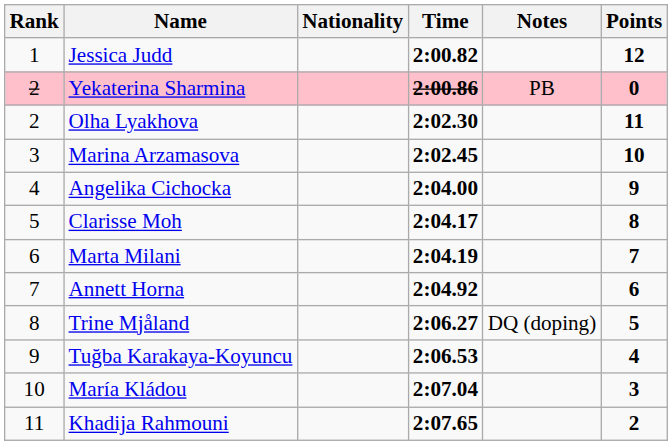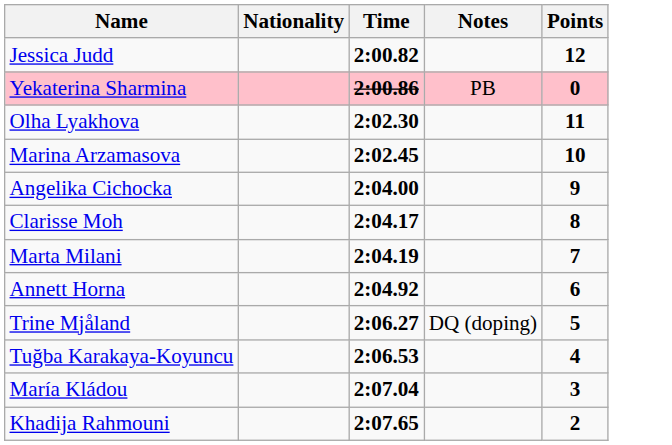- column: (34, 21)
